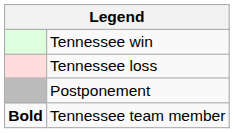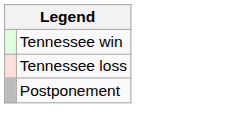- row: (138, 115)
